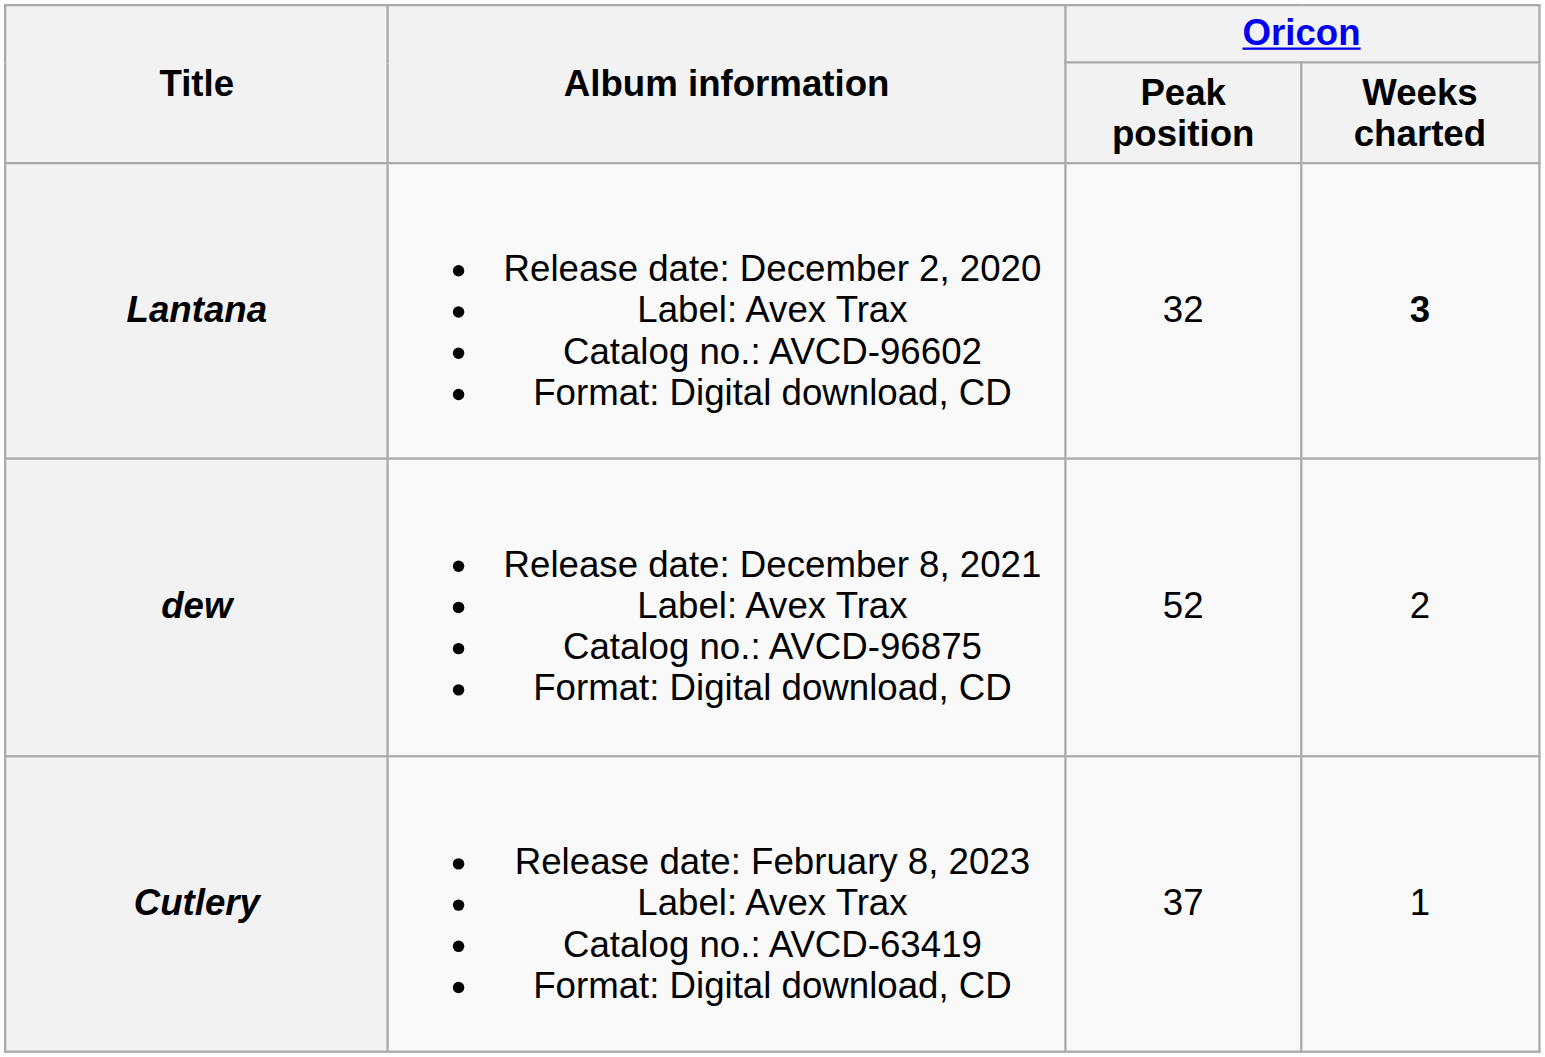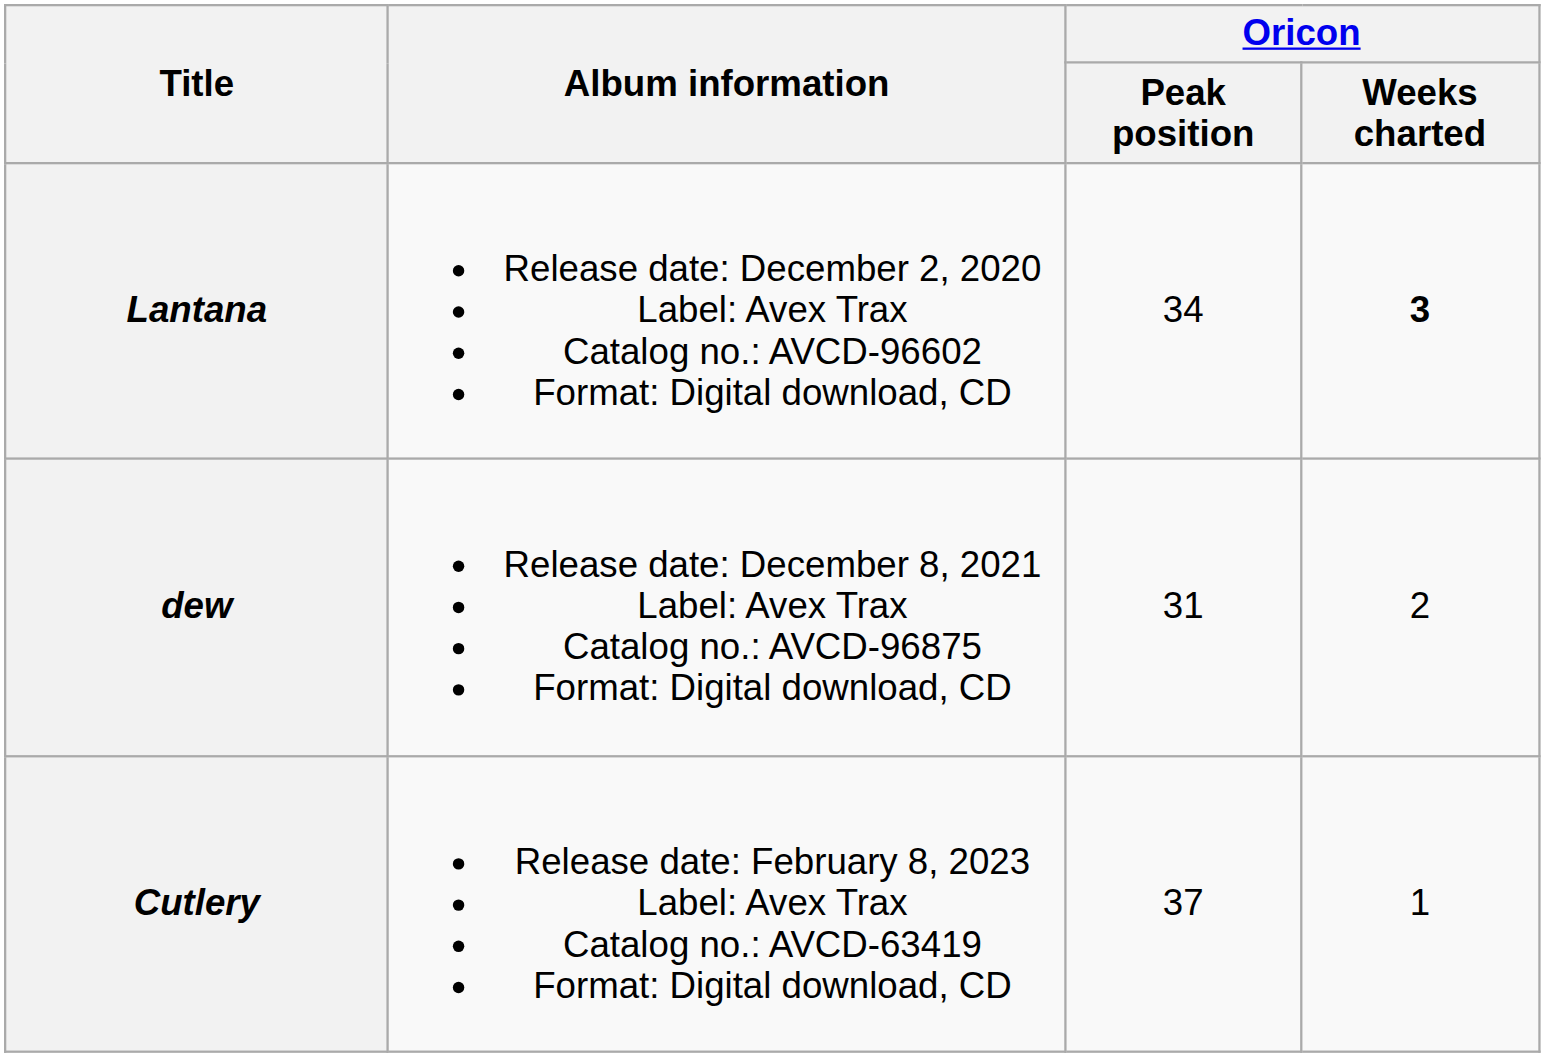(1183, 310) 32 -> (1183, 310) 34
(1183, 606) 52 -> (1183, 606) 31
